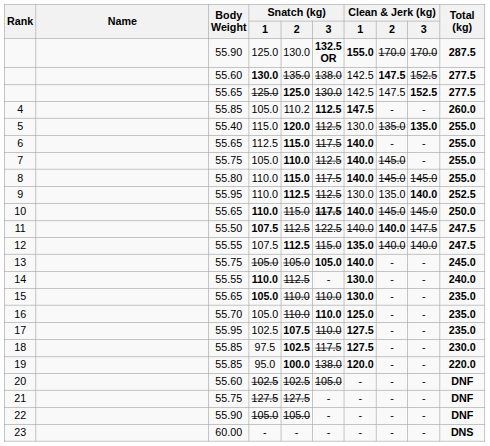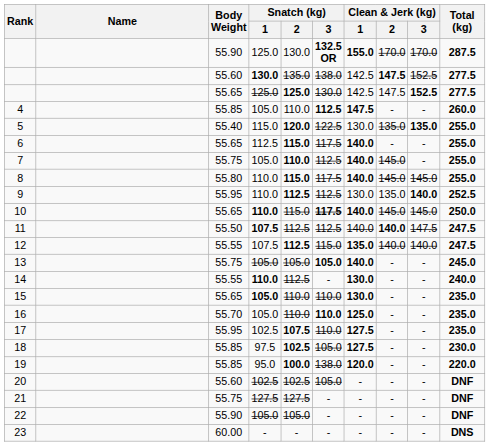(297, 110) 110.2 -> (297, 110) 110.0
(328, 127) 112.5 -> (328, 127) 122.5
(328, 229) 122.5 -> (328, 229) 112.5
(328, 348) 117.5 -> (328, 348) 105.0
